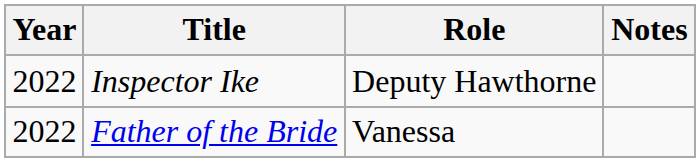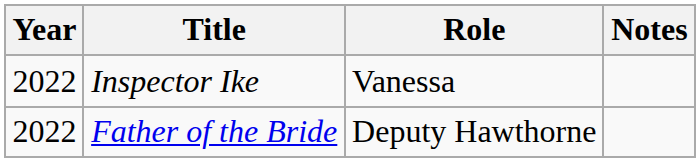(474, 80) Deputy Hawthorne -> (404, 80) Vanessa
(404, 131) Vanessa -> (474, 131) Deputy Hawthorne
